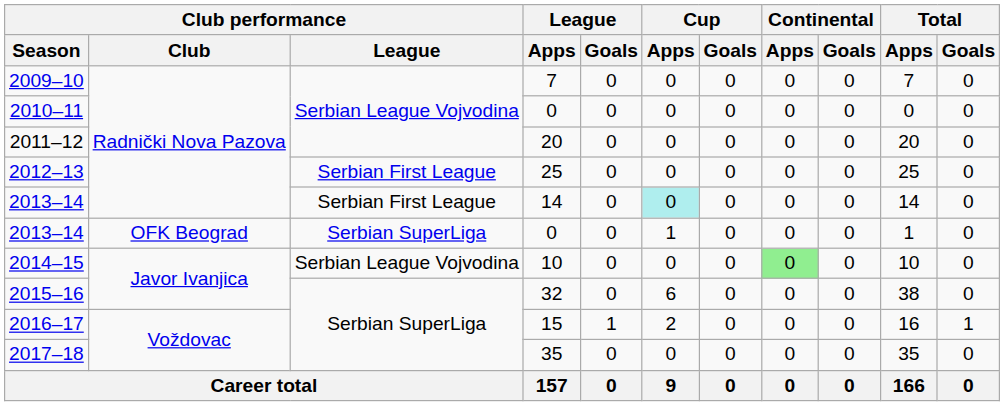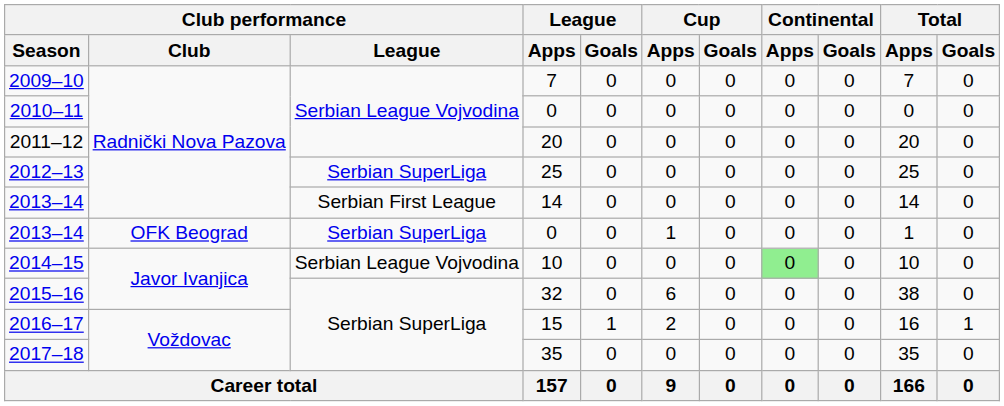(407, 171) Serbian First League -> (407, 171) Serbian SuperLiga
(671, 202) paleturquoise background -> (671, 202) no background
